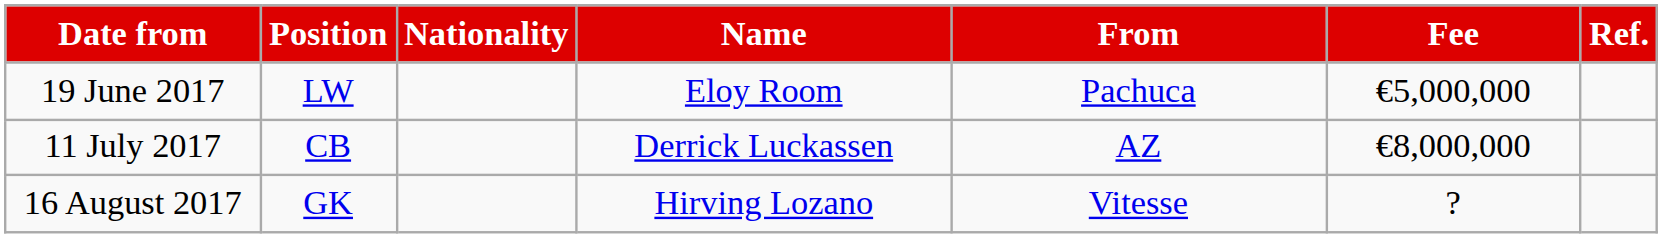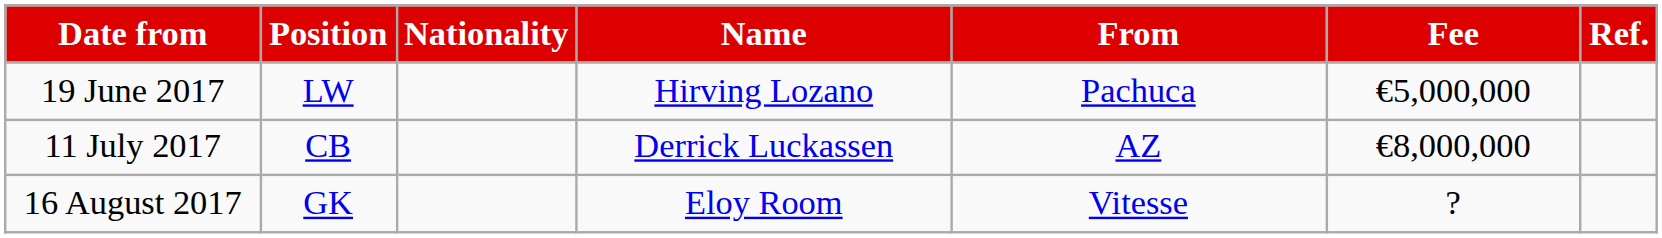(764, 90) Eloy Room -> (764, 90) Hirving Lozano
(764, 203) Hirving Lozano -> (764, 203) Eloy Room
